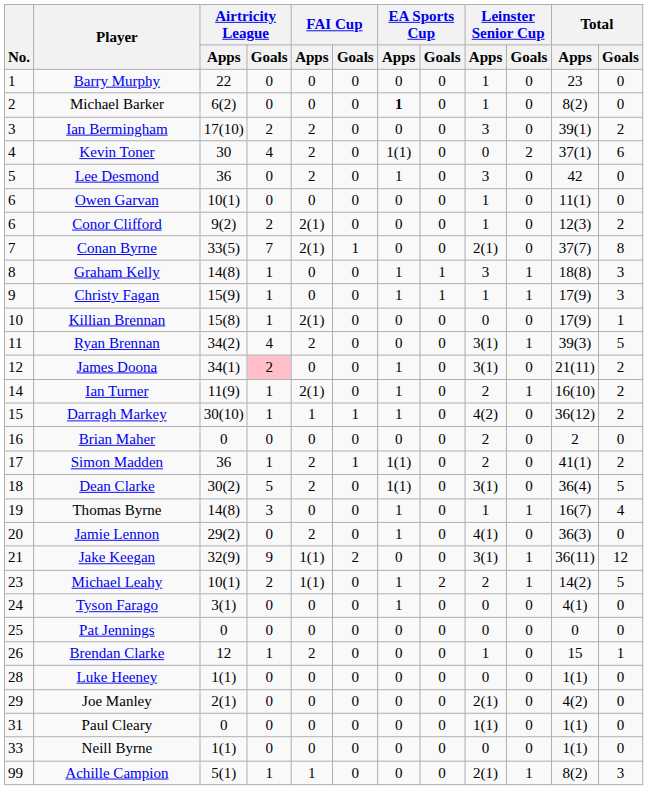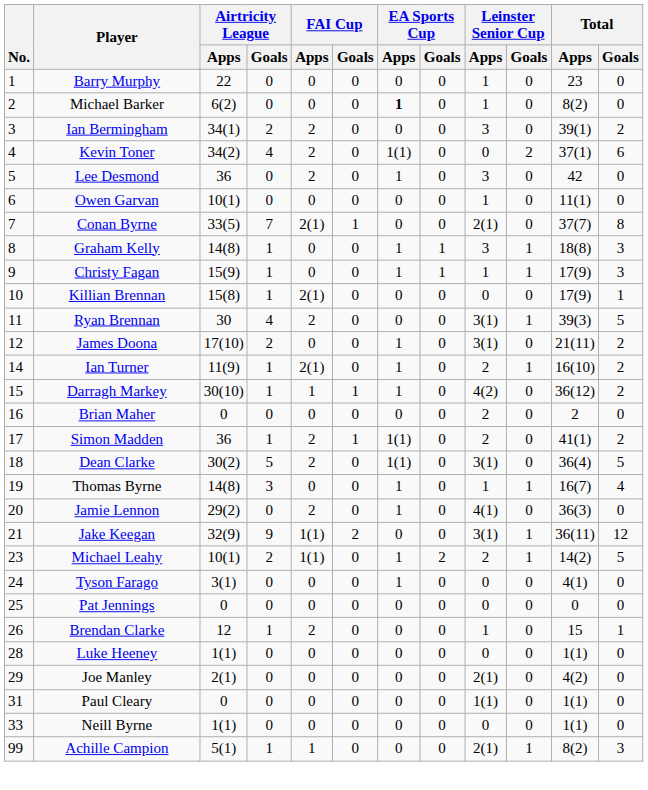(224, 128) 17(10) -> (224, 128) 34(1)
(224, 152) 30 -> (224, 152) 34(2)
- row: (117, 224)
(224, 343) 34(2) -> (224, 319) 30
(224, 367) 34(1) -> (224, 343) 17(10)
(269, 367) pink background -> (269, 343) no background
